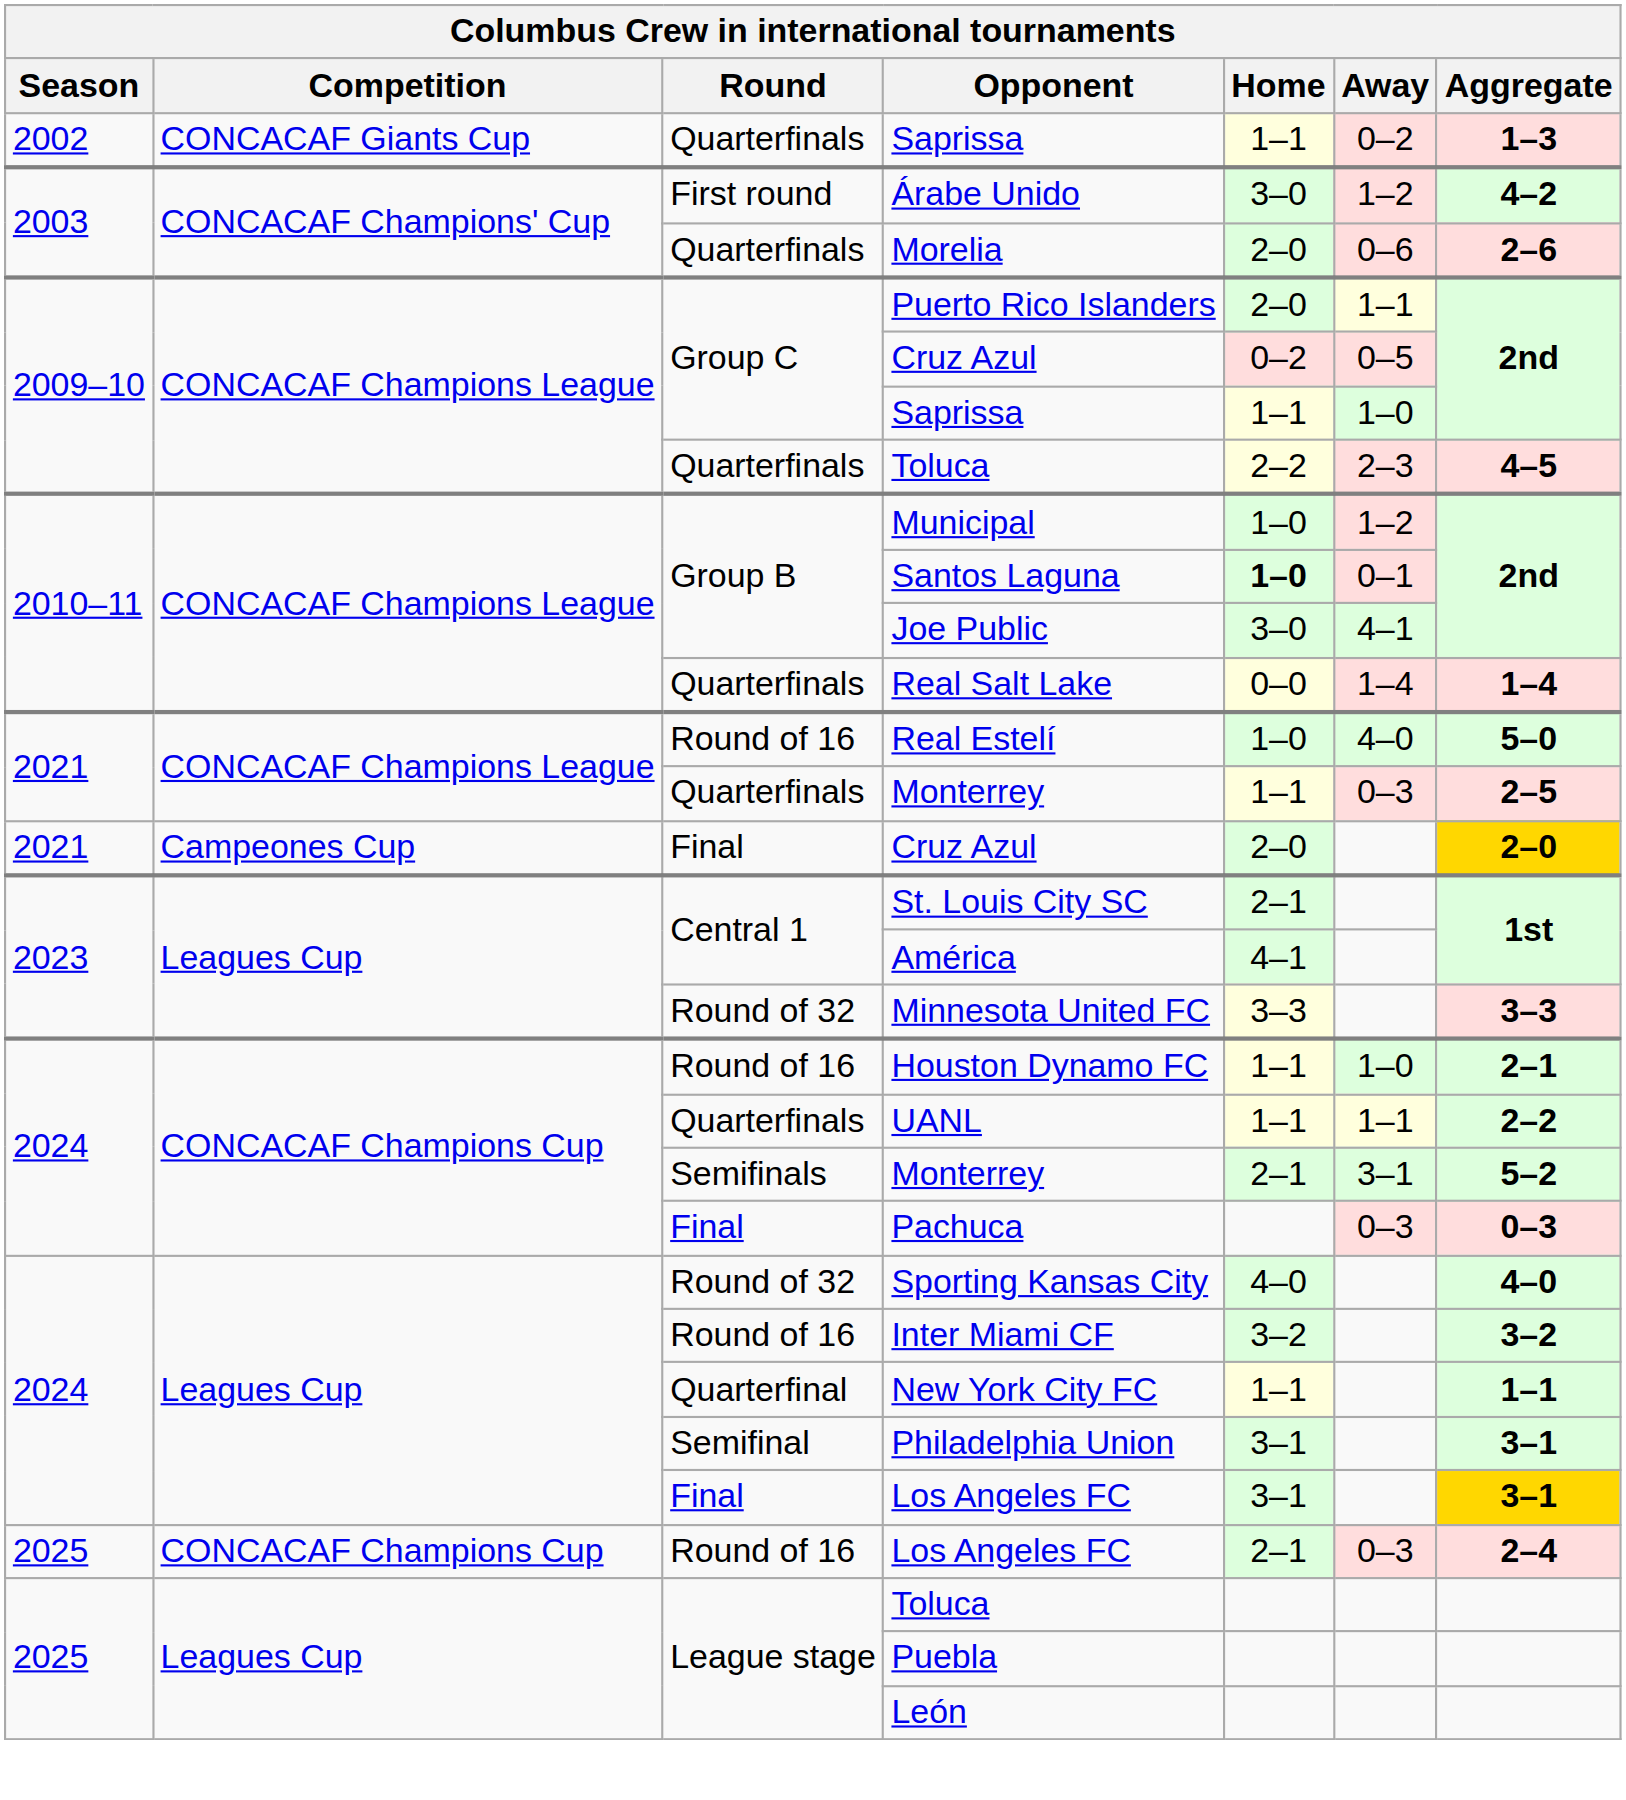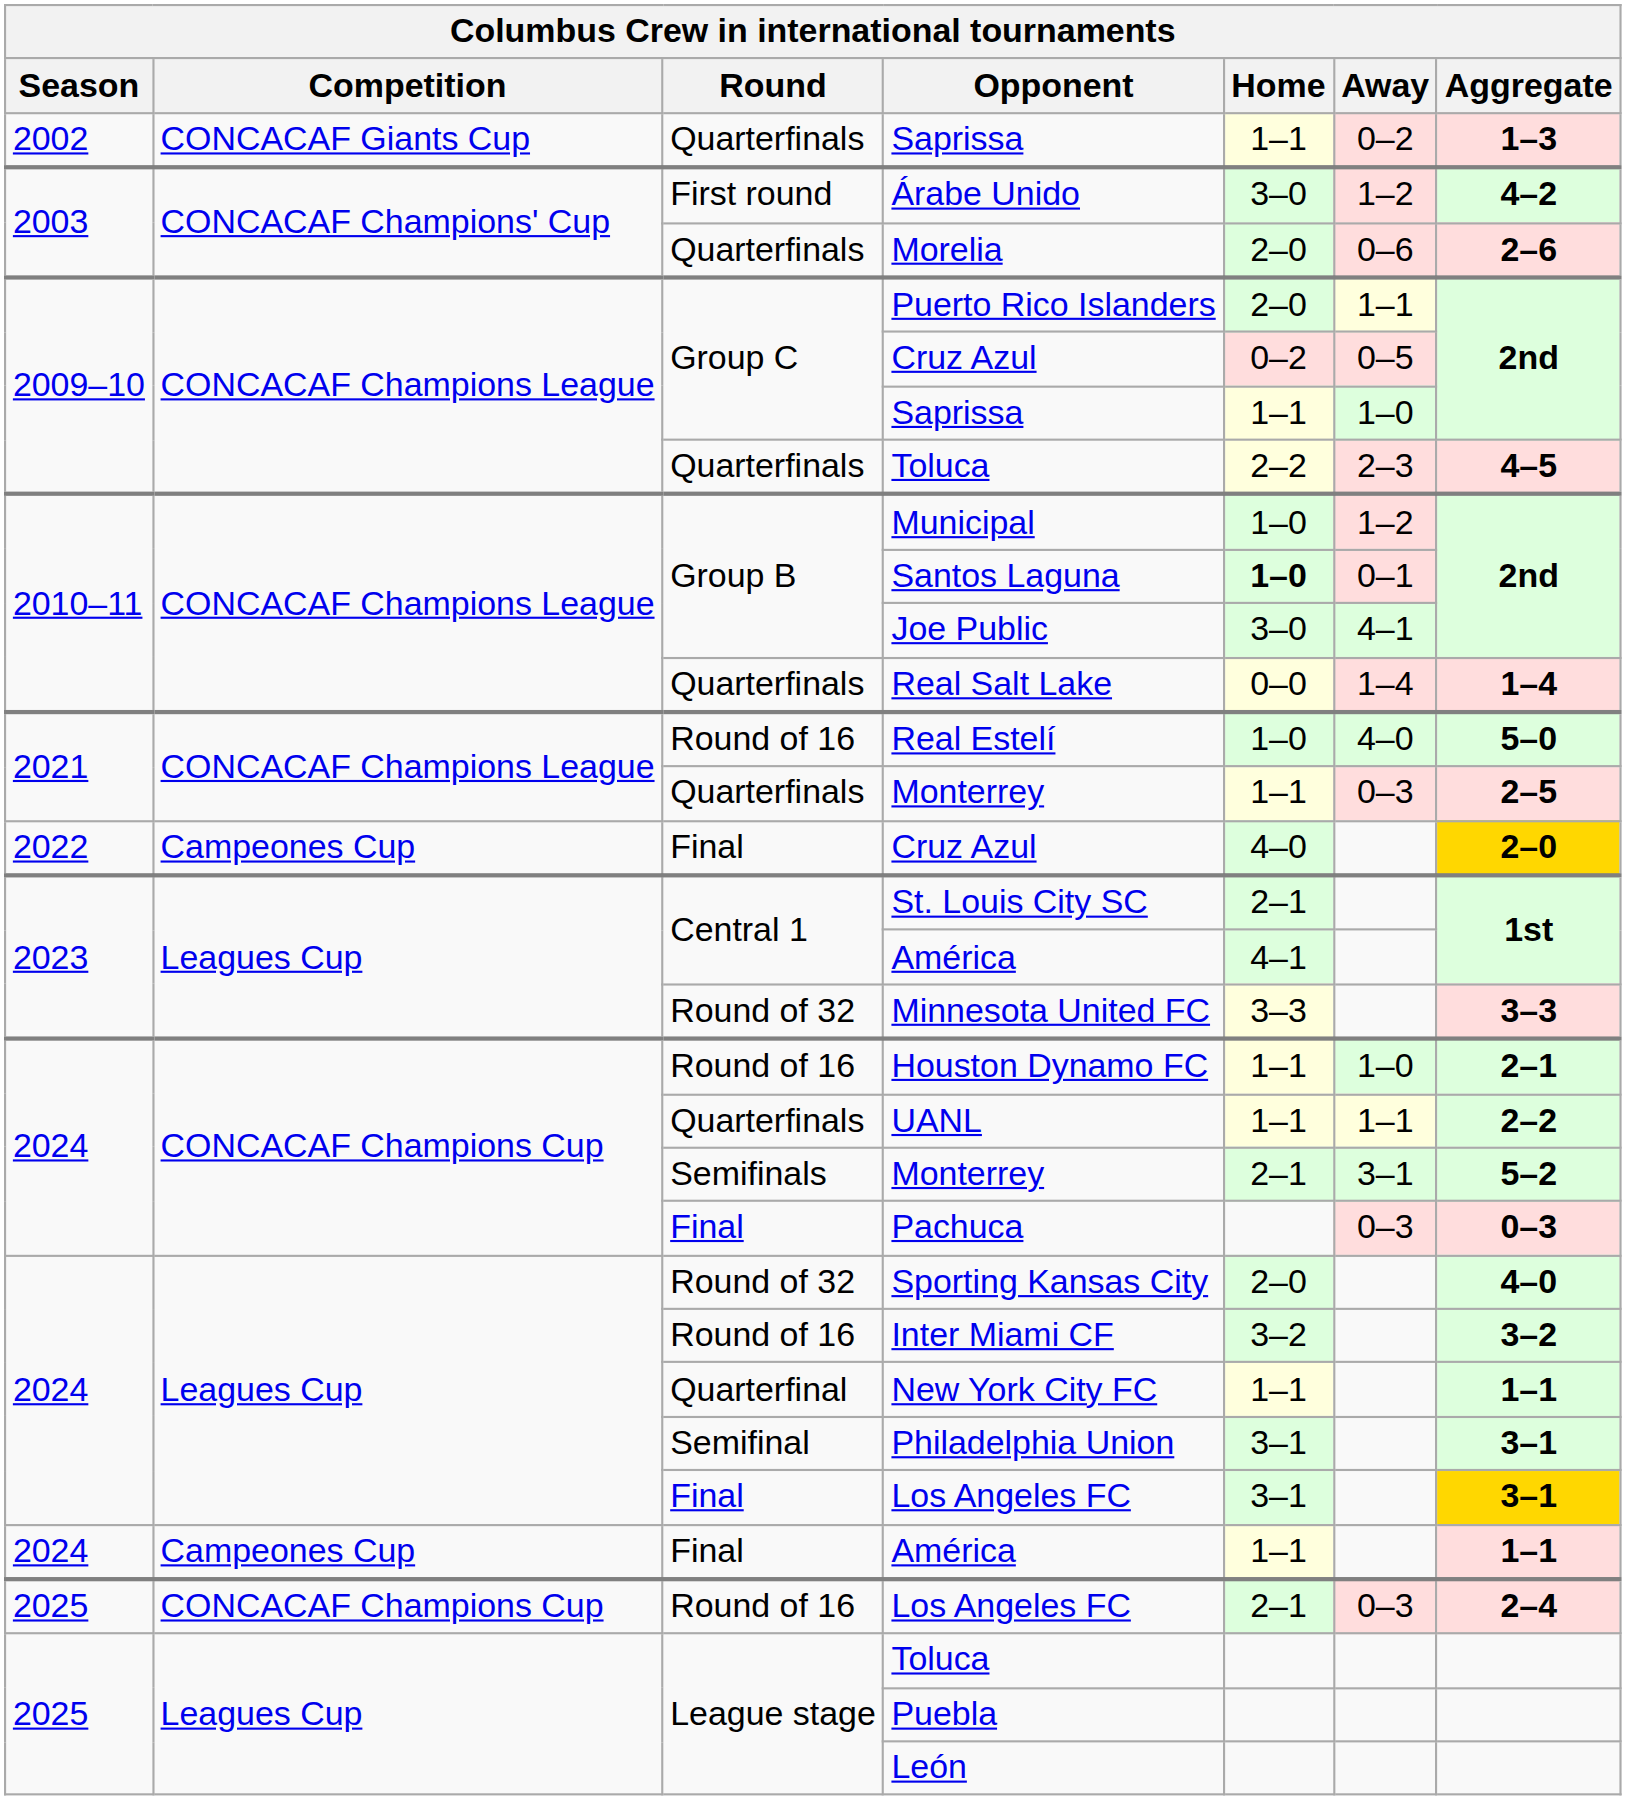(51, 846) 2021 -> (51, 846) 2022
(1278, 846) 2–0 -> (1278, 846) 4–0
(1278, 1281) 4–0 -> (1278, 1281) 2–0
+ row: (707, 1550)
